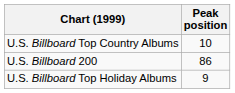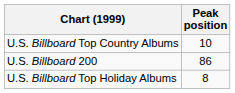(205, 79) 9 -> (205, 79) 8
